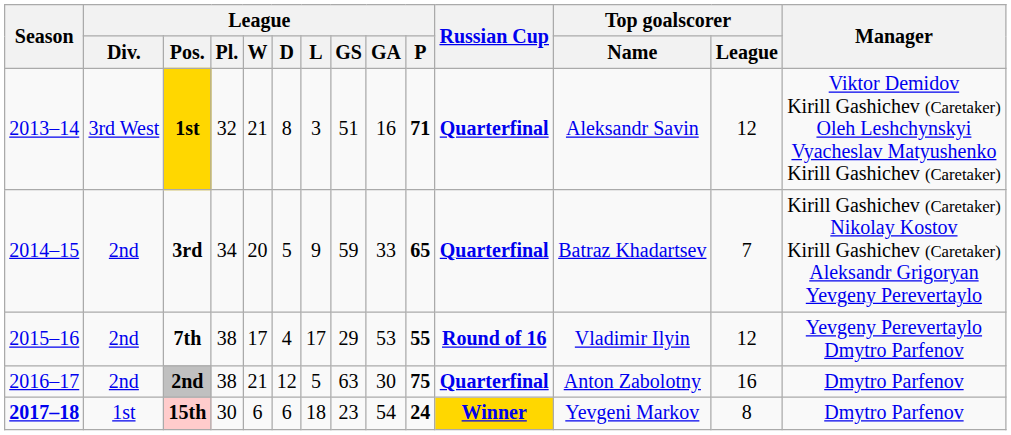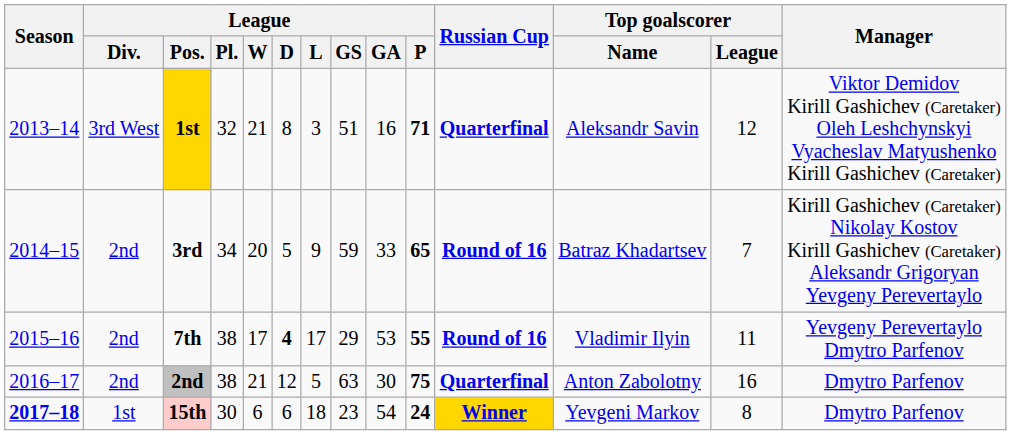(494, 250) Quarterfinal -> (494, 250) Round of 16
(287, 338) normal -> (287, 338) bold
(747, 338) 12 -> (747, 338) 11
